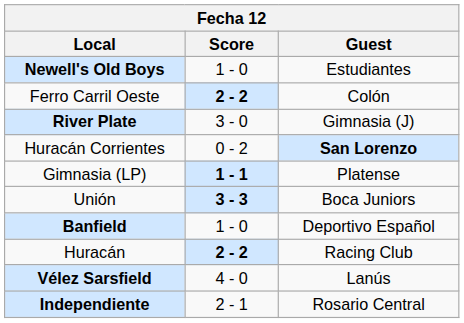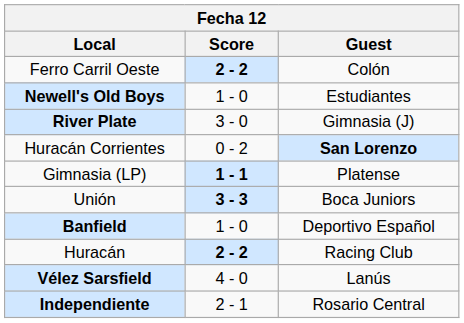rows swapped: (95, 70) <-> (95, 96)
